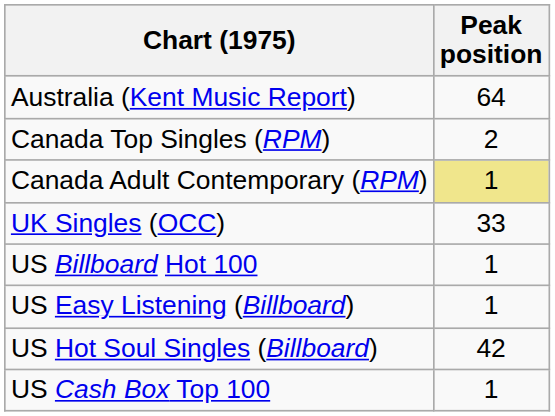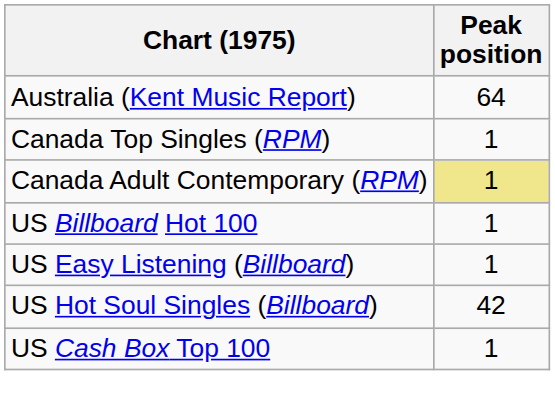(491, 138) 2 -> (491, 138) 1
- row: (118, 222)
